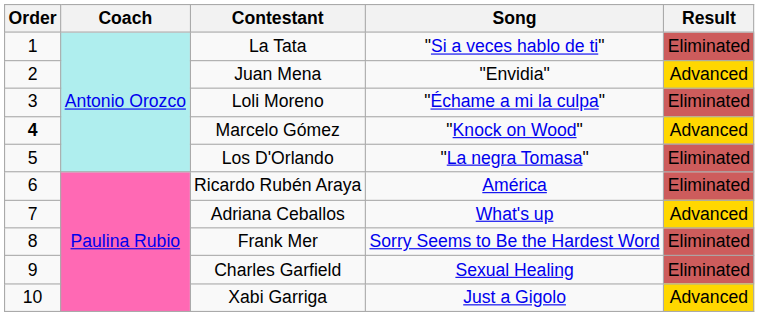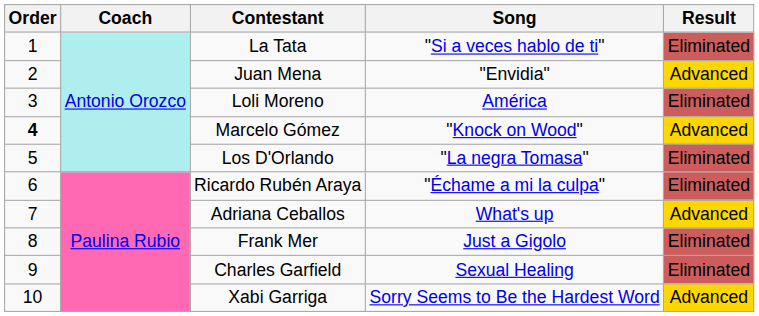(515, 102) "Échame a mi la culpa" -> (515, 102) América
(515, 185) América -> (515, 185) "Échame a mi la culpa"
(515, 241) Sorry Seems to Be the Hardest Word -> (515, 241) Just a Gigolo
(515, 297) Just a Gigolo -> (515, 297) Sorry Seems to Be the Hardest Word
